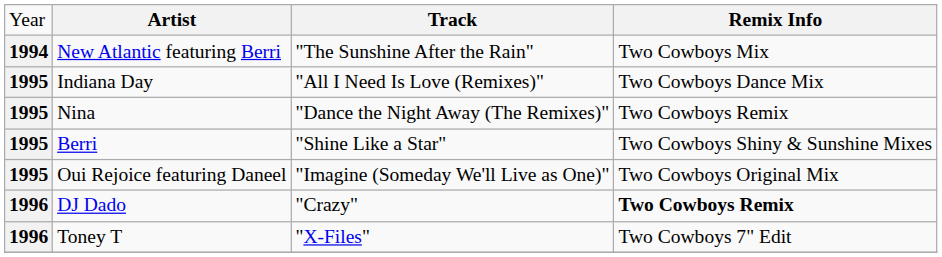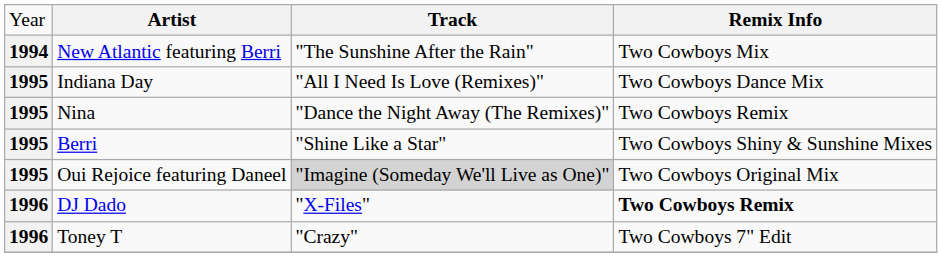(452, 174) no background -> (452, 174) lightgrey background
(327, 205) "Crazy" -> (333, 205) "X-Files"
(333, 236) "X-Files" -> (327, 236) "Crazy"
